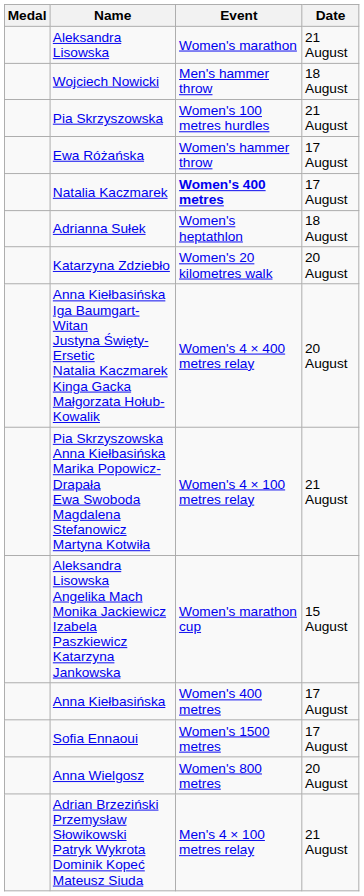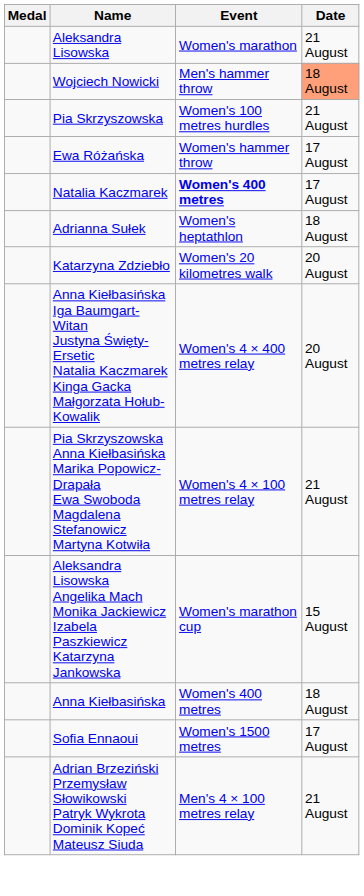(326, 82) no background -> (326, 82) lightsalmon background
(326, 702) 17 August -> (326, 702) 18 August
- row: (98, 775)
